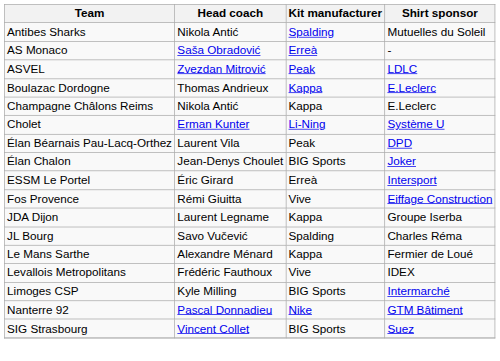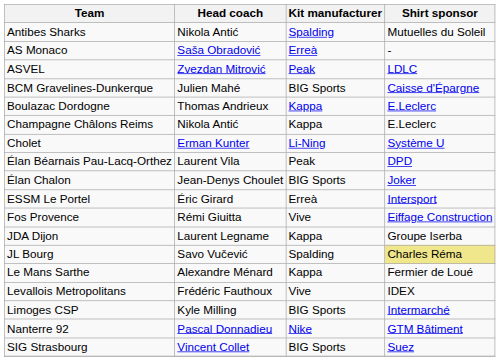+ row: (80, 87)
(425, 236) no background -> (425, 254) khaki background
